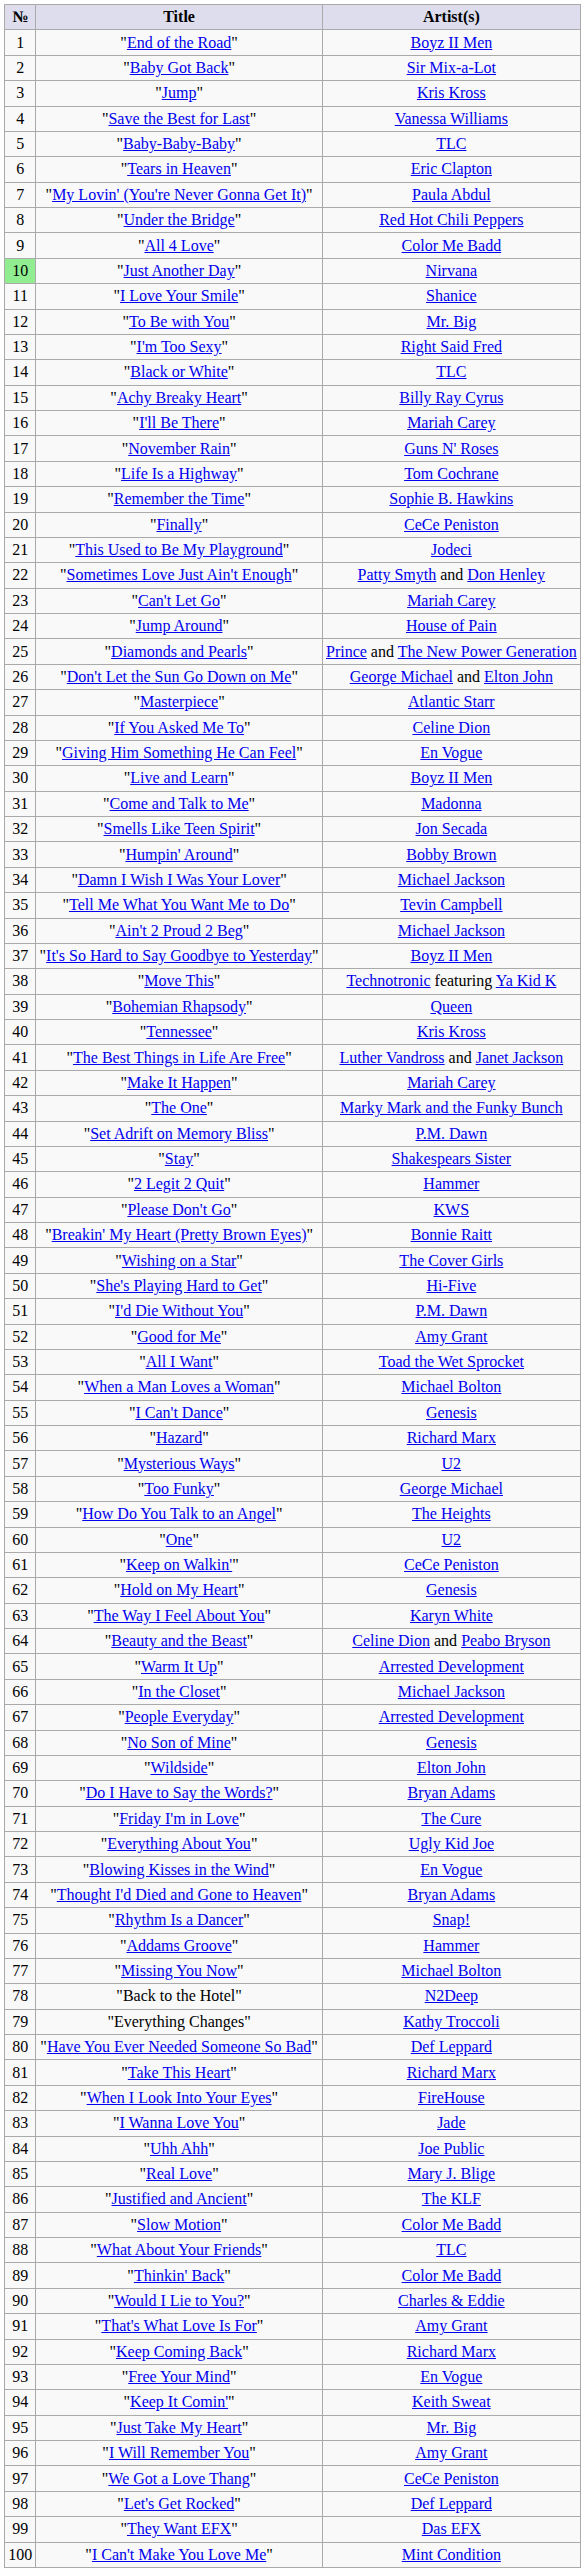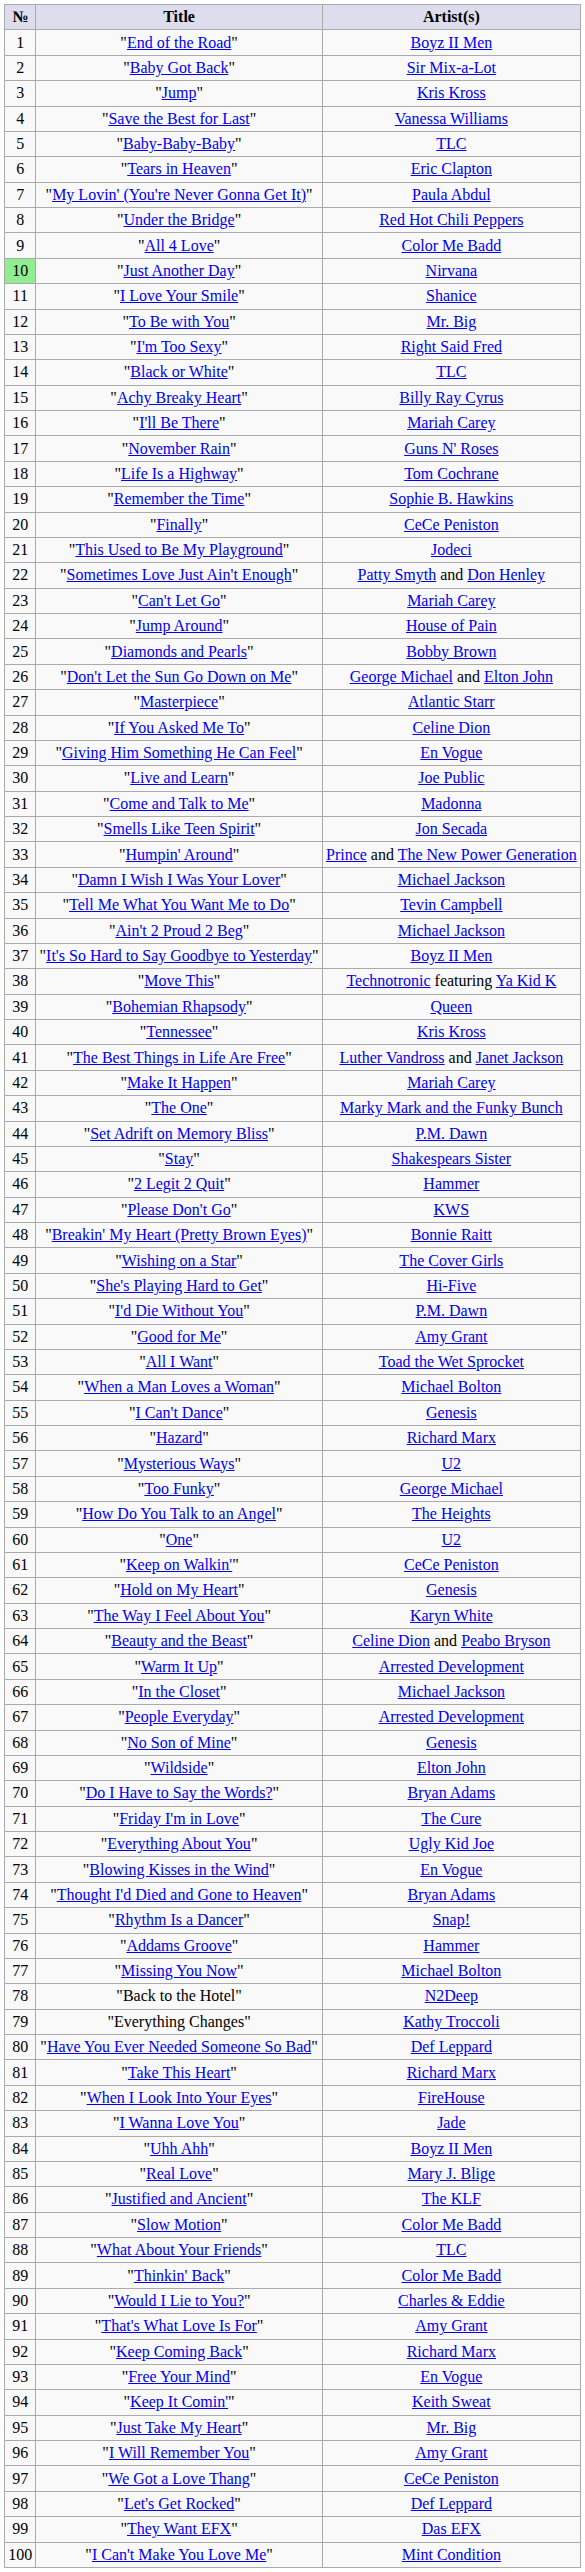(451, 651) Prince and The New Power Generation -> (451, 651) Bobby Brown
(451, 778) Boyz II Men -> (451, 778) Joe Public
(451, 854) Bobby Brown -> (451, 854) Prince and The New Power Generation
(451, 2148) Joe Public -> (451, 2148) Boyz II Men
